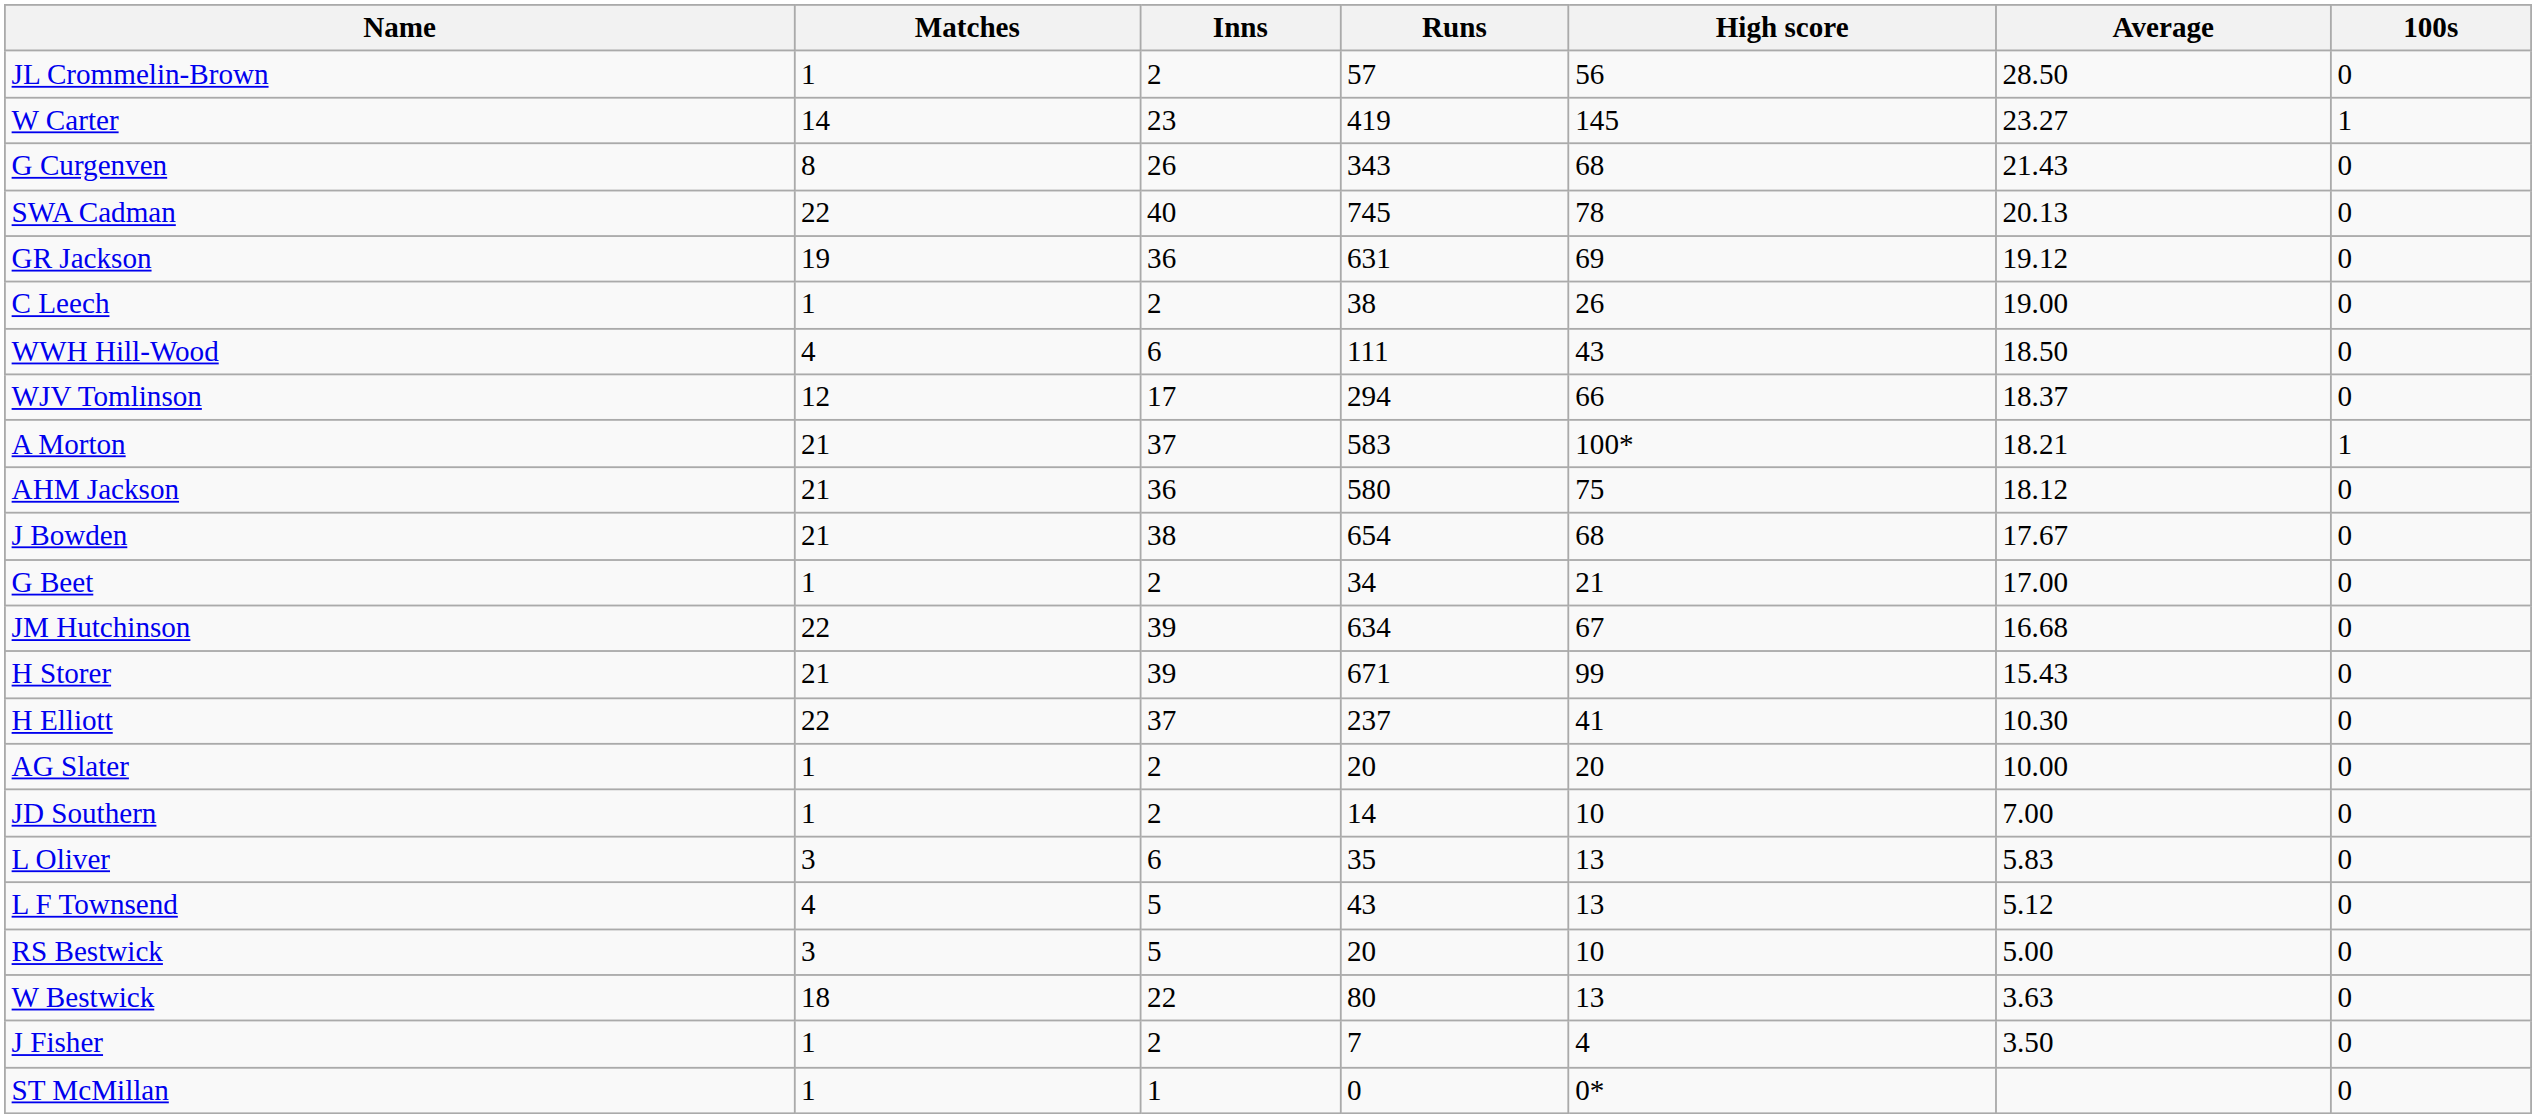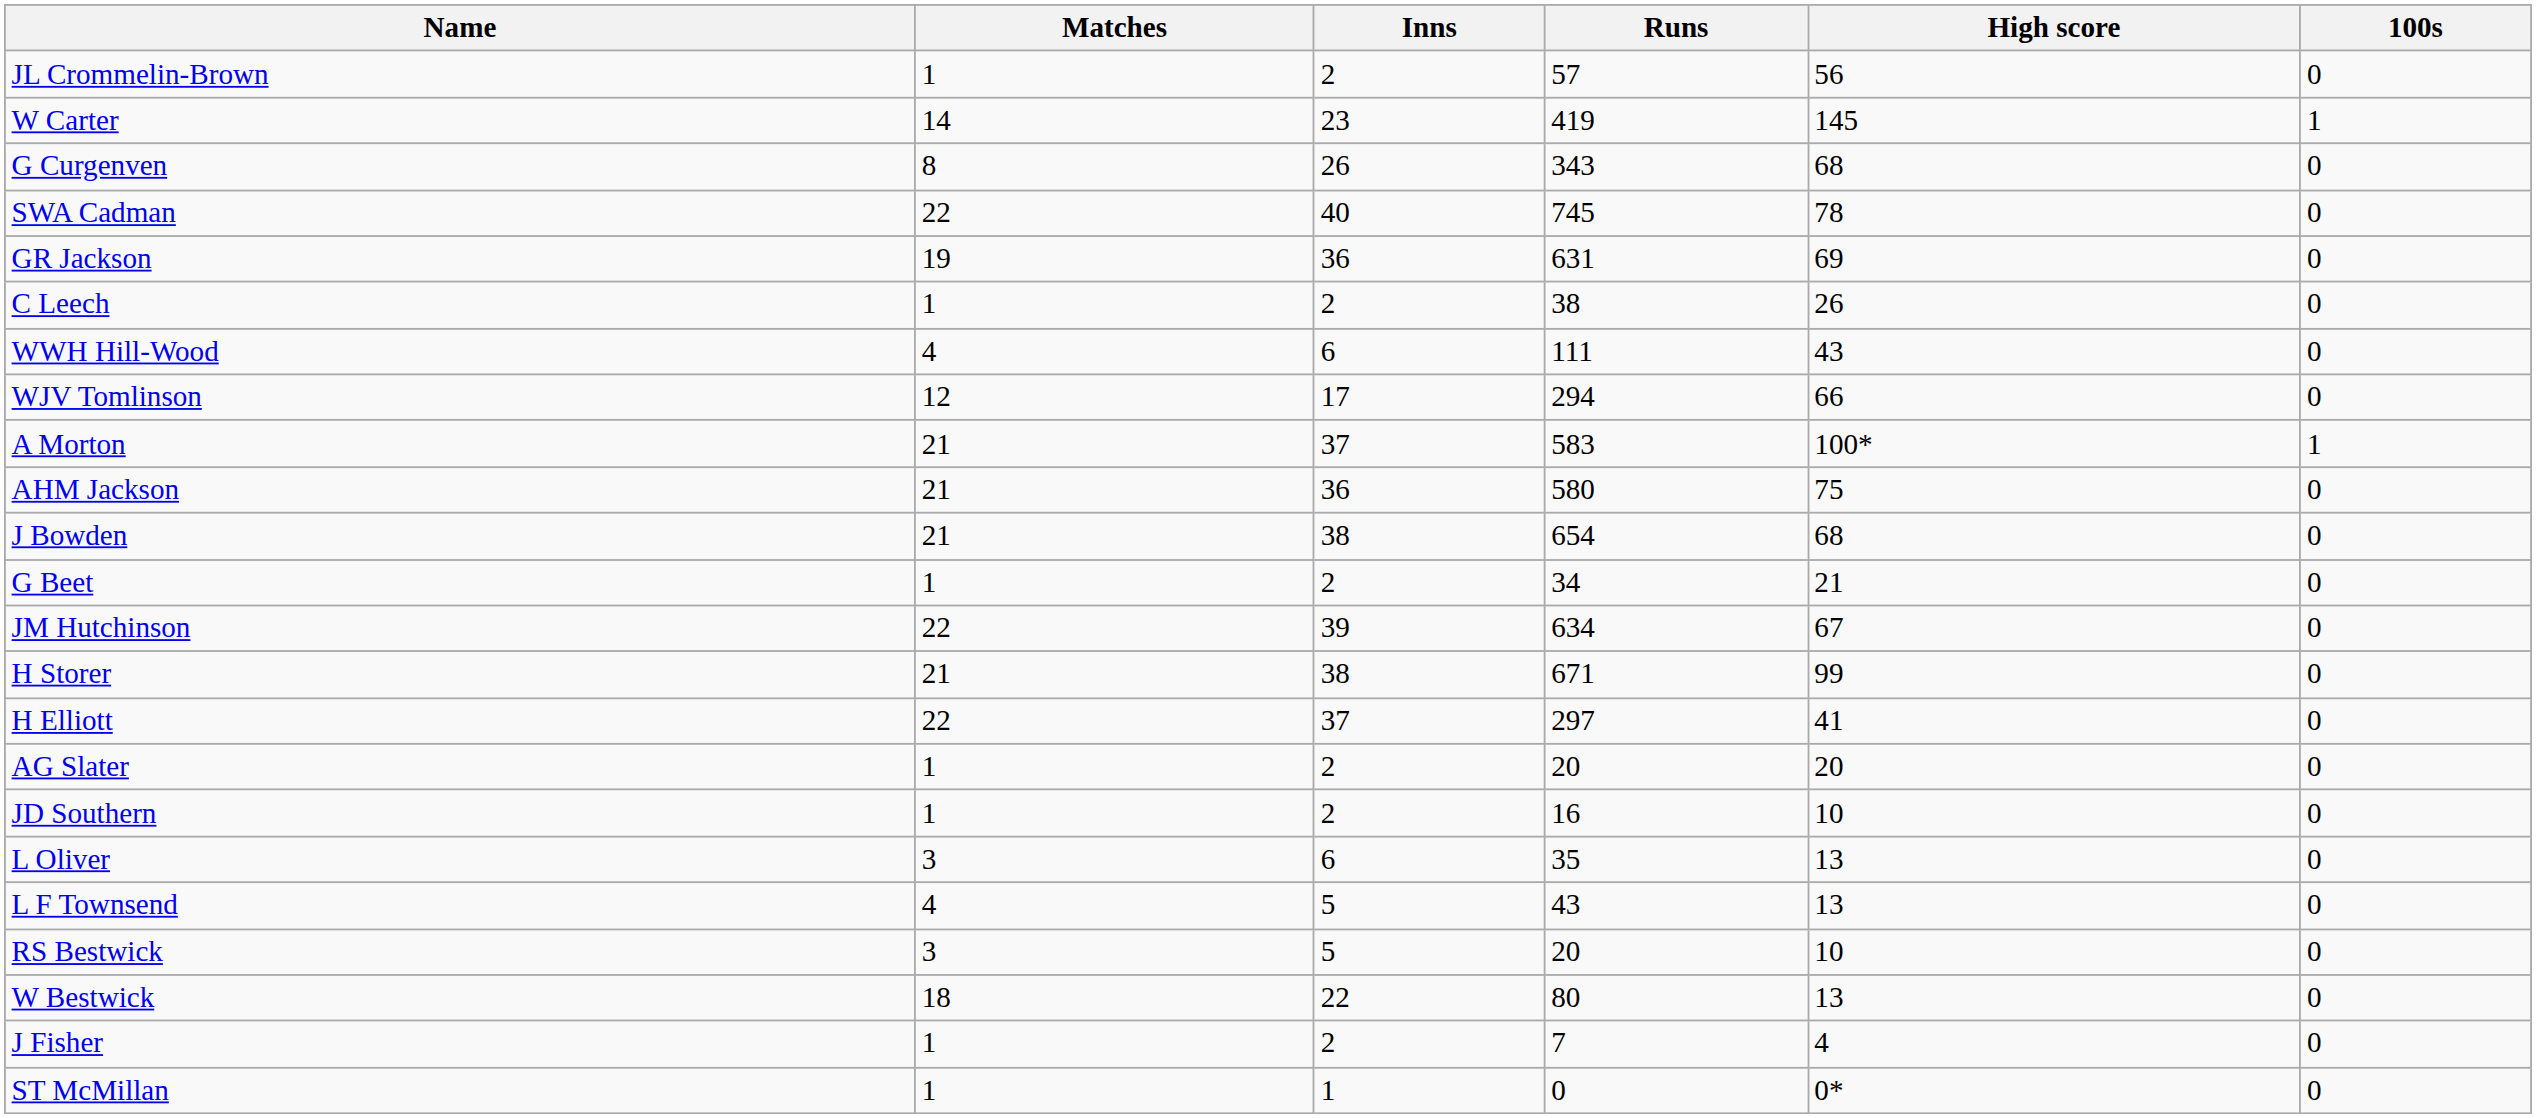- column: (2163, 27)
(1162, 674) 39 -> (1335, 674) 38
(1369, 720) 237 -> (1573, 720) 297
(1362, 812) 14 -> (1566, 812) 16
